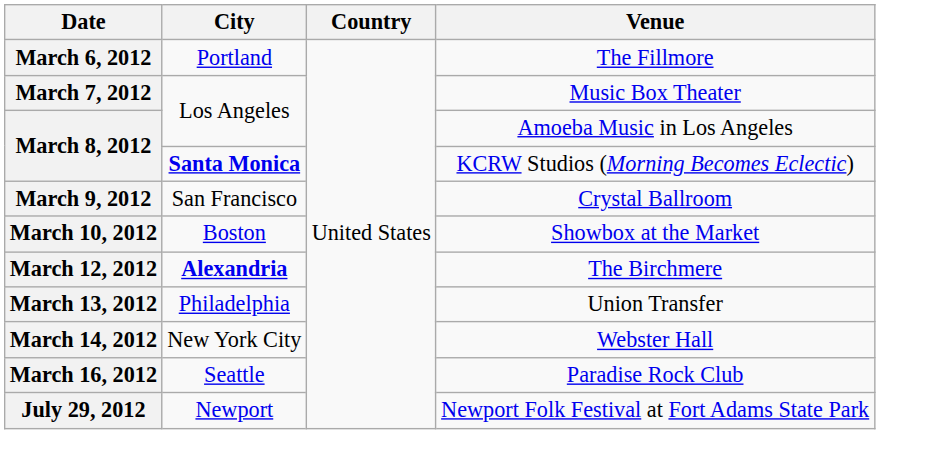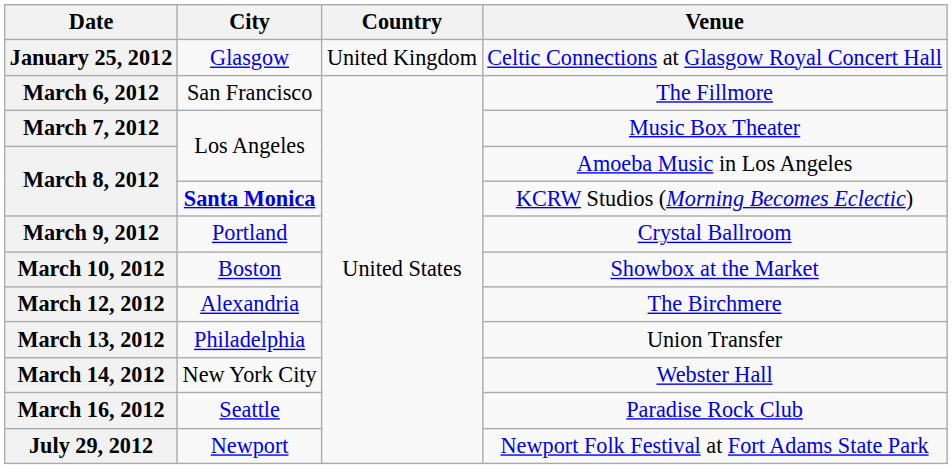+ row: (91, 57)
(234, 57) Portland -> (250, 92) San Francisco
(234, 198) San Francisco -> (250, 233) Portland
(234, 269) bold -> (250, 304) normal
